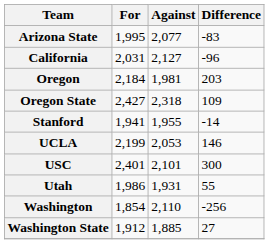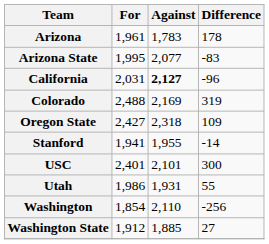+ row: (58, 36)
(166, 57) normal -> (166, 79) bold
+ row: (58, 100)
- row: (58, 79)
- row: (58, 143)
